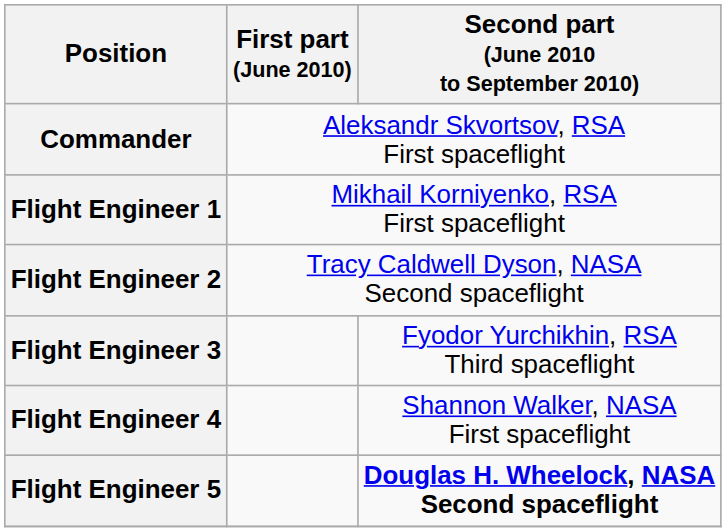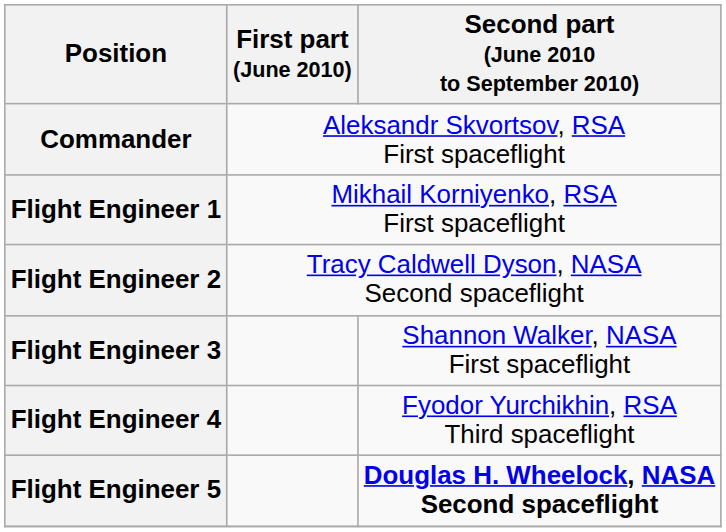(539, 349) Fyodor Yurchikhin, RSA Third spaceflight -> (539, 349) Shannon Walker, NASA First spaceflight
(539, 420) Shannon Walker, NASA First spaceflight -> (539, 420) Fyodor Yurchikhin, RSA Third spaceflight
